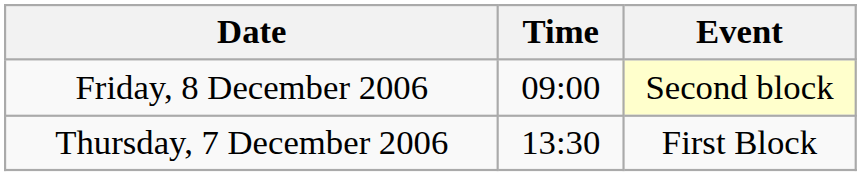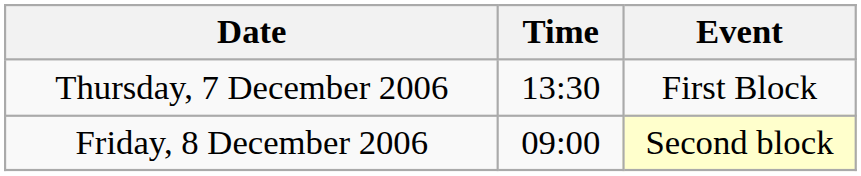rows swapped: (252, 142) <-> (252, 87)
